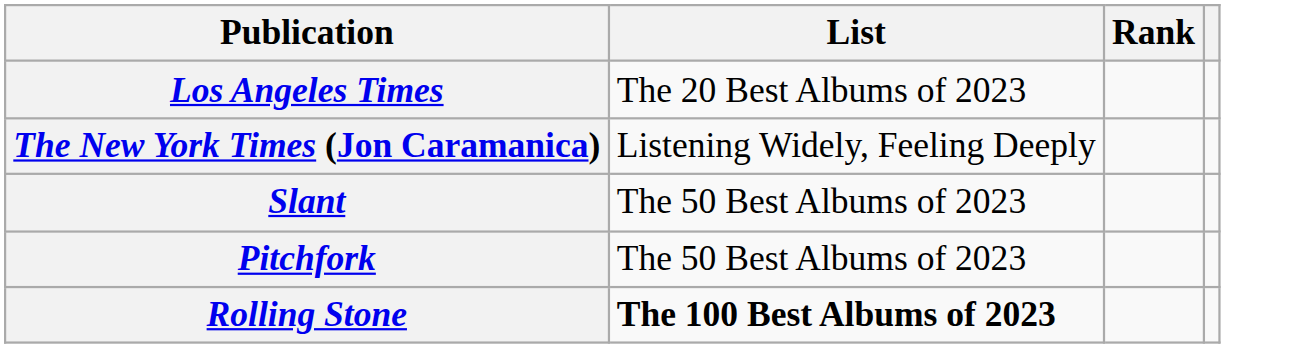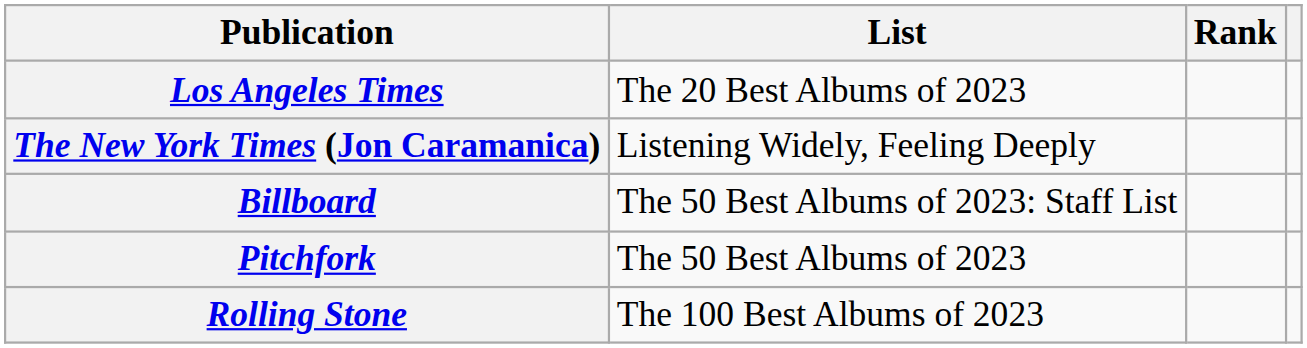+ row: (307, 201)
- row: (307, 201)
(836, 314) bold -> (830, 314) normal
